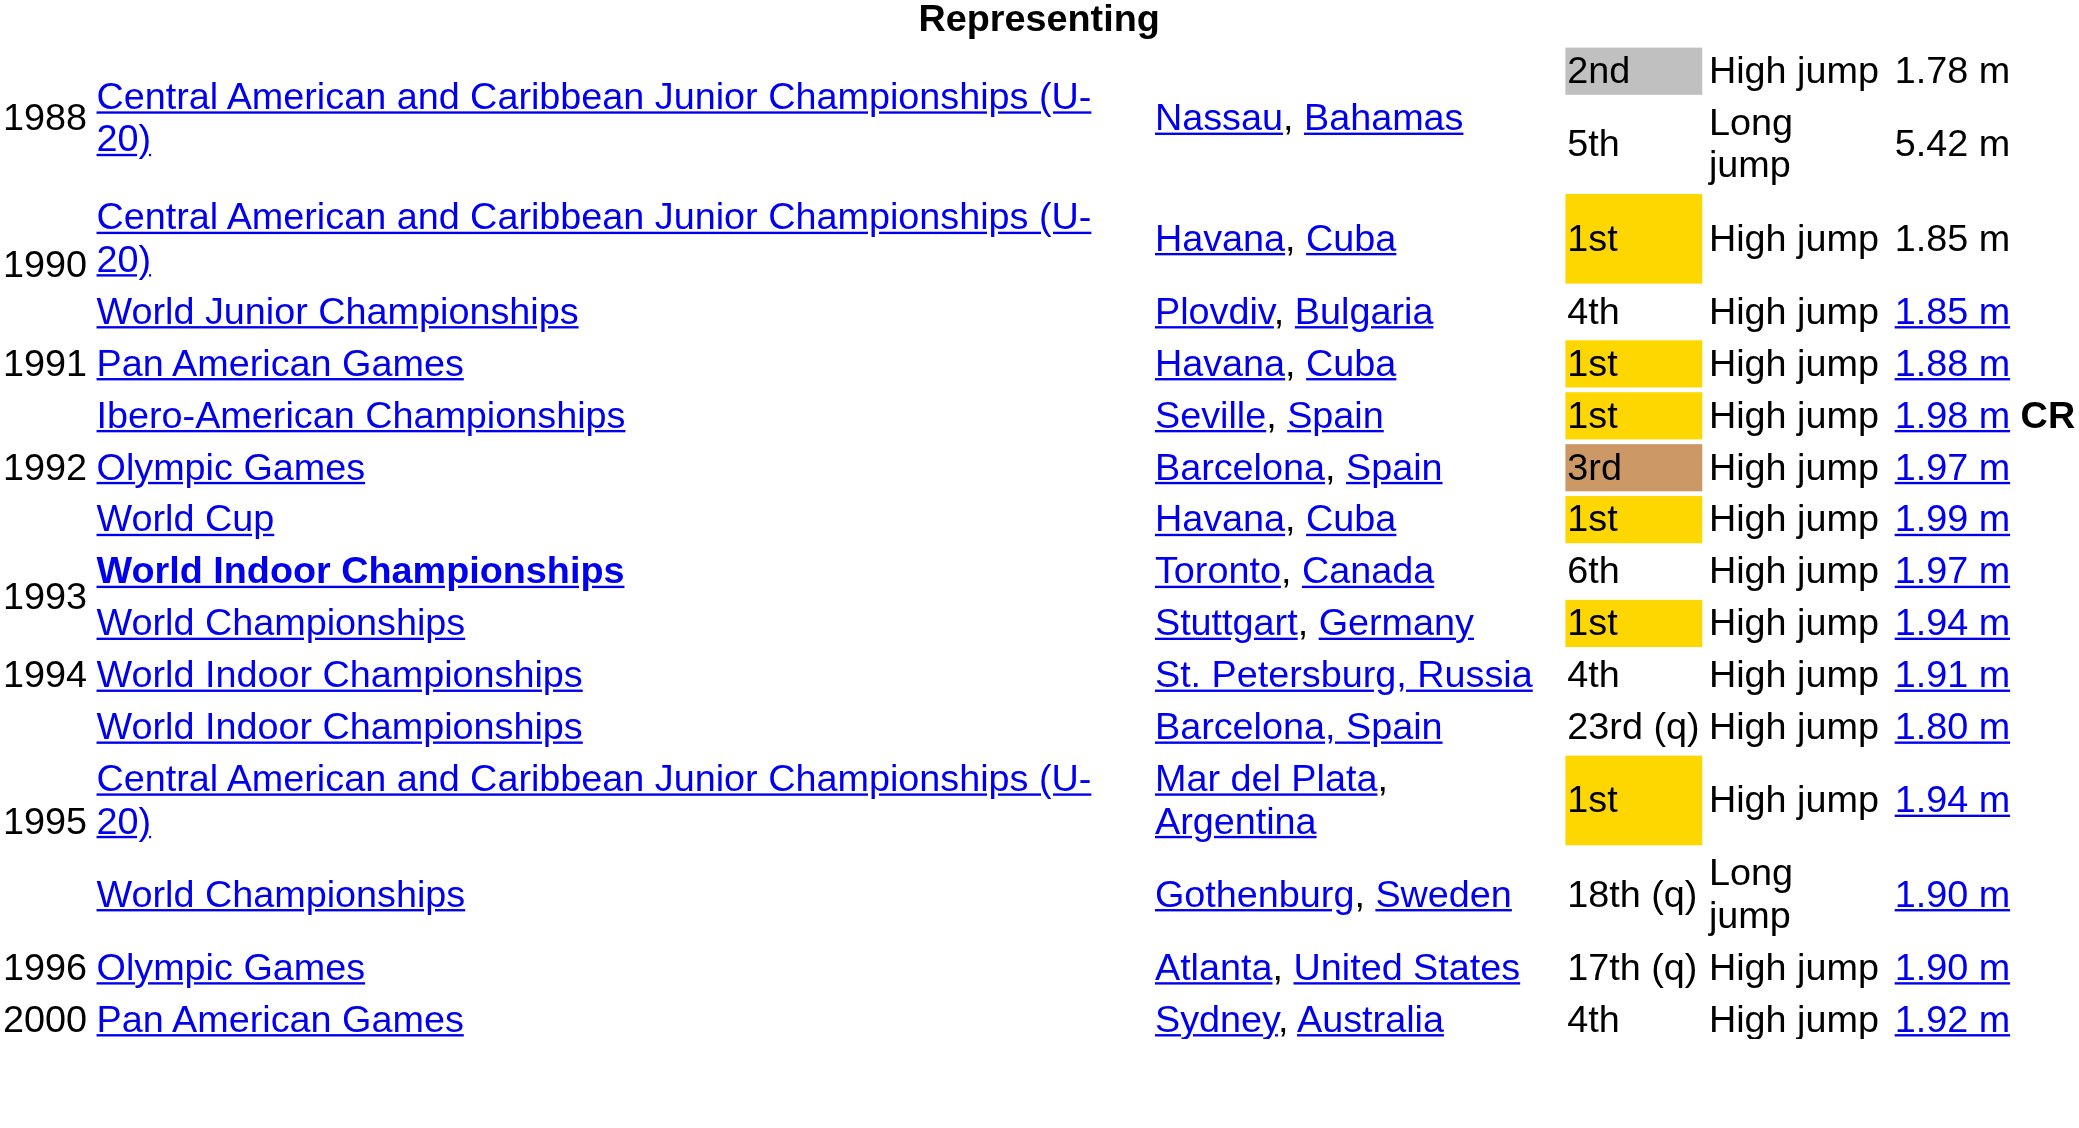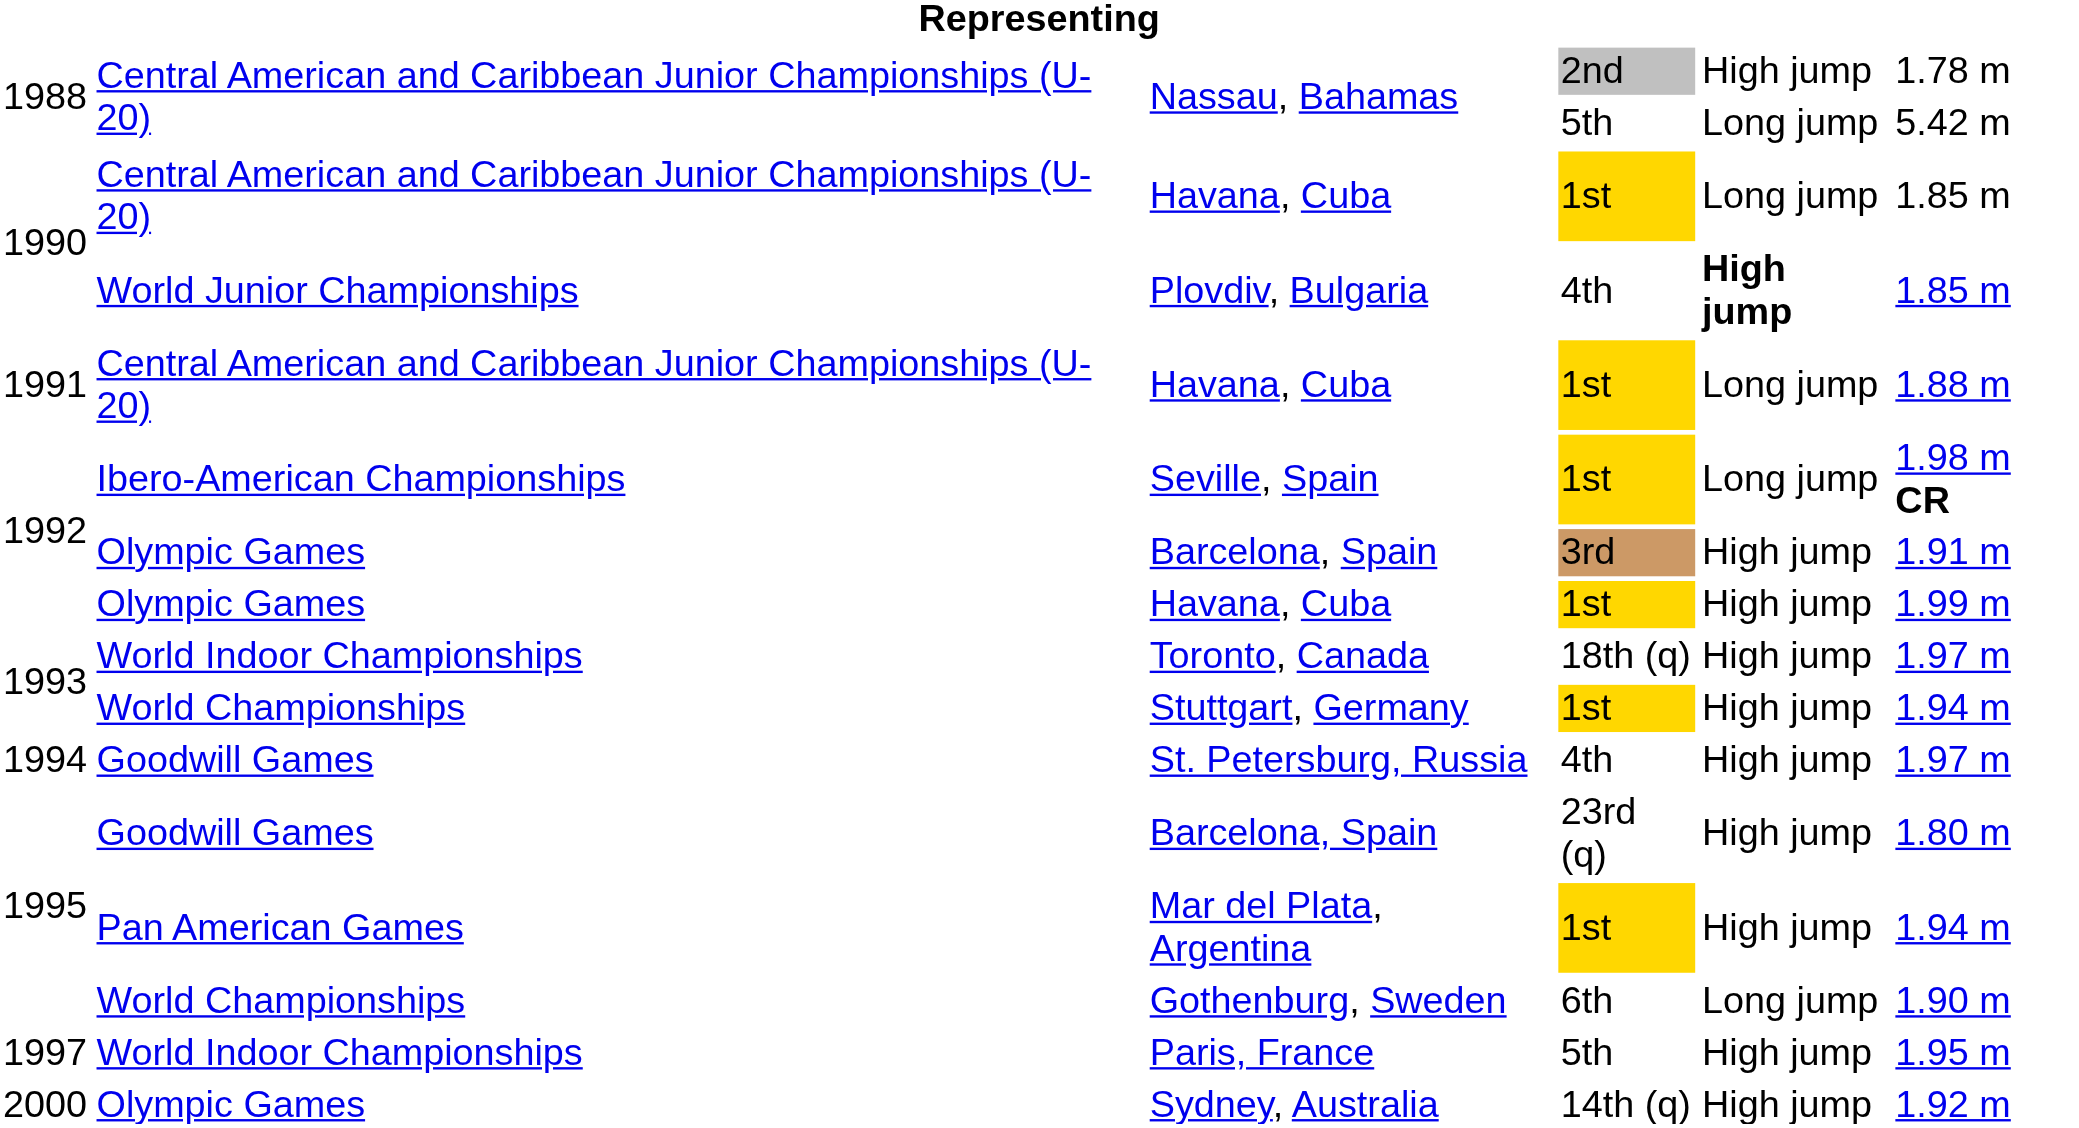(1794, 238) High jump -> (1790, 195) Long jump
(1794, 311) normal -> (1747, 290) bold
(280, 363) Pan American Games -> (594, 384) Central American and Caribbean Junior Championships (U-20)
(1794, 363) High jump -> (1790, 384) Long jump
(1794, 415) High jump -> (1790, 478) Long jump
(1952, 467) 1.97 m -> (1953, 551) 1.91 m
(185, 518) World Cup -> (231, 603) Olympic Games
(360, 570) bold -> (340, 655) normal
(1594, 570) 6th -> (1626, 655) 18th (q)
(340, 674) World Indoor Championships -> (235, 759) Goodwill Games
(1952, 674) 1.91 m -> (1953, 759) 1.97 m
(340, 726) World Indoor Championships -> (235, 832) Goodwill Games
(594, 799) Central American and Caribbean Junior Championships (U-20) -> (280, 927) Pan American Games
(1632, 894) 18th (q) -> (1587, 1000) 6th
- row: (45, 967)
+ row: (45, 1052)
(280, 1019) Pan American Games -> (231, 1104) Olympic Games
(1594, 1019) 4th -> (1626, 1104) 14th (q)
